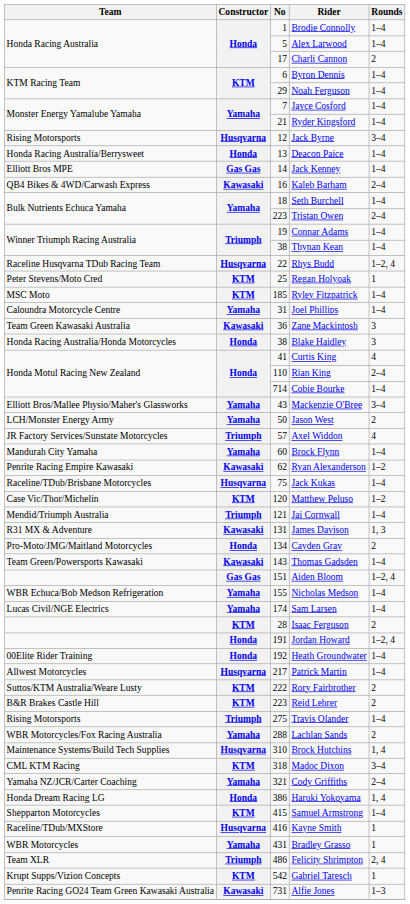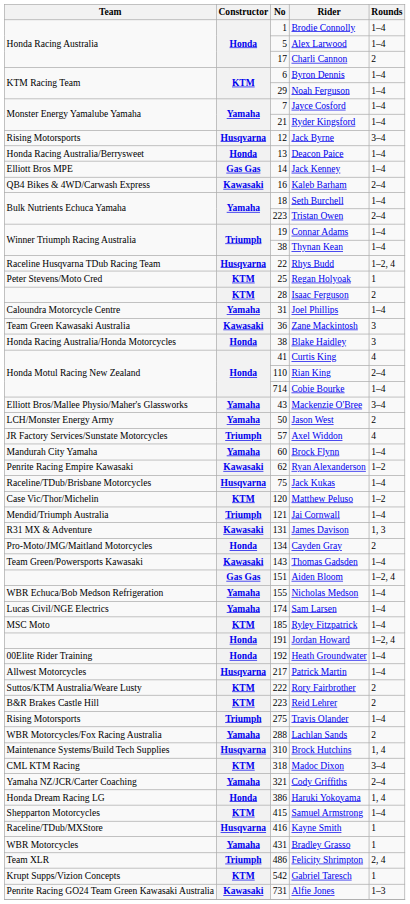rows swapped: (320, 624) <-> (324, 294)
